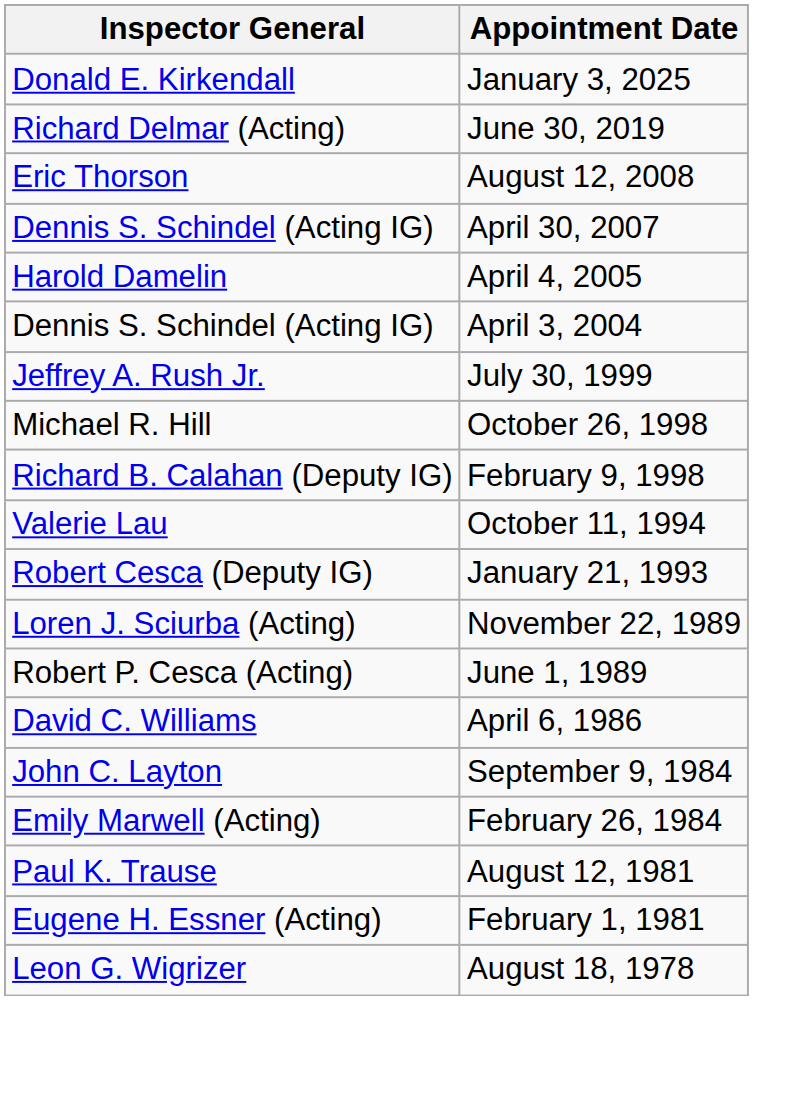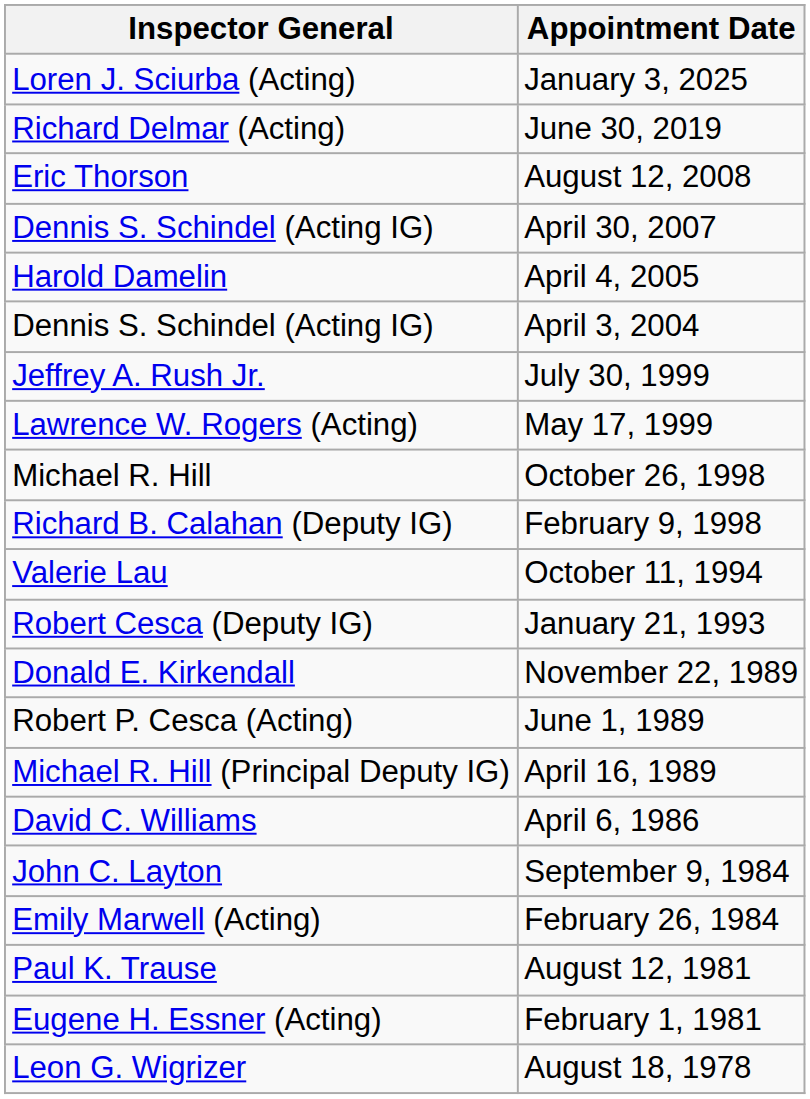(154, 78) Donald E. Kirkendall -> (184, 78) Loren J. Sciurba (Acting)
+ row: (619, 425)
(184, 623) Loren J. Sciurba (Acting) -> (154, 672) Donald E. Kirkendall
+ row: (620, 771)
